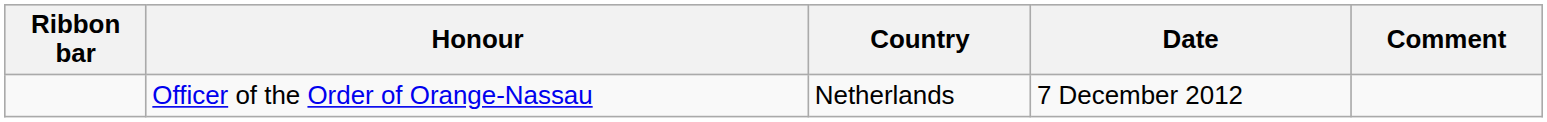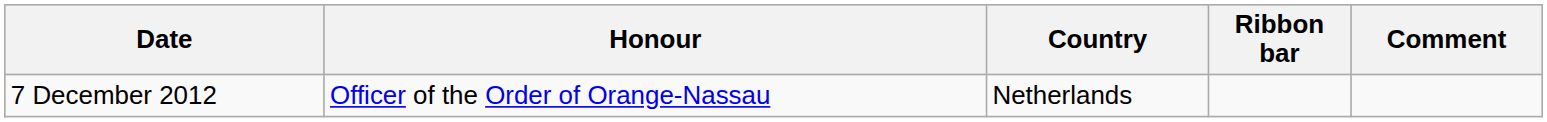columns swapped: (76, 39) <-> (1191, 39)
